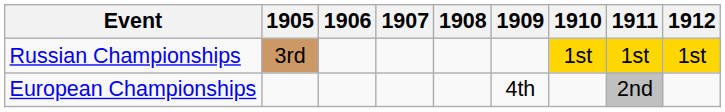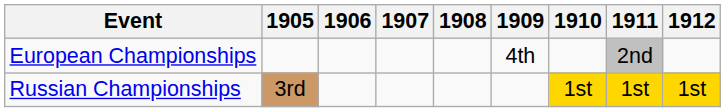rows swapped: (133, 89) <-> (125, 55)
